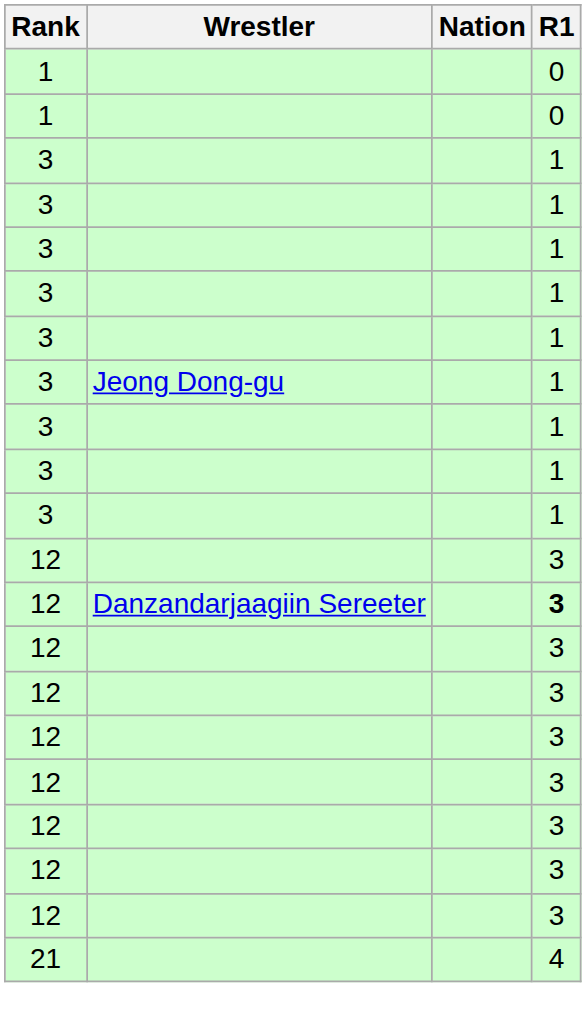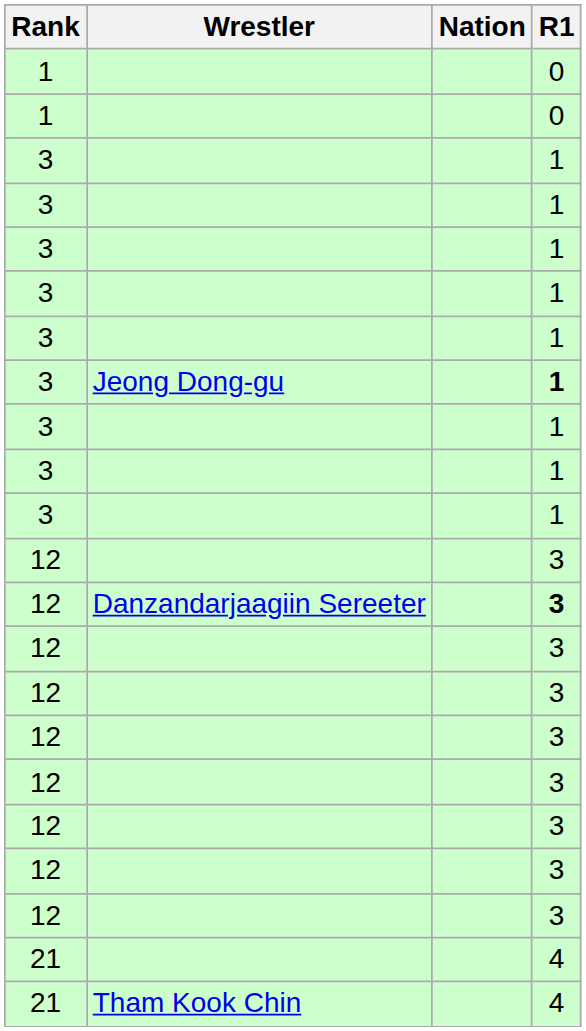(557, 381) normal -> (557, 381) bold
+ row: (46, 1003)
